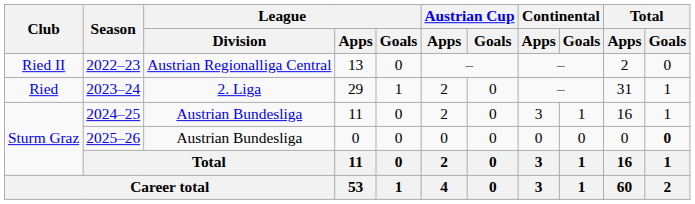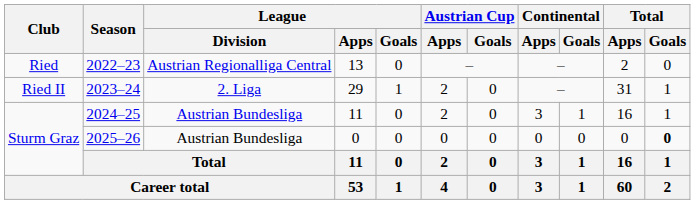(44, 65) Ried II -> (44, 65) Ried
(44, 89) Ried -> (44, 89) Ried II
